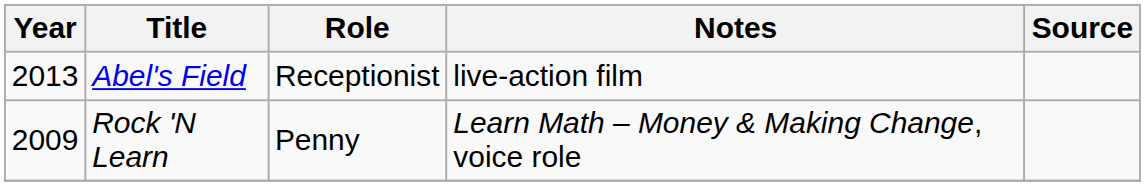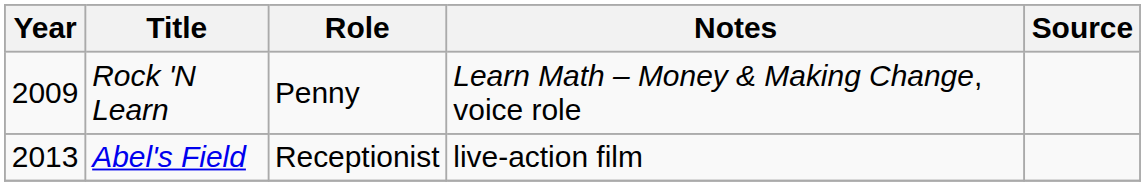rows swapped: (144, 139) <-> (169, 75)
